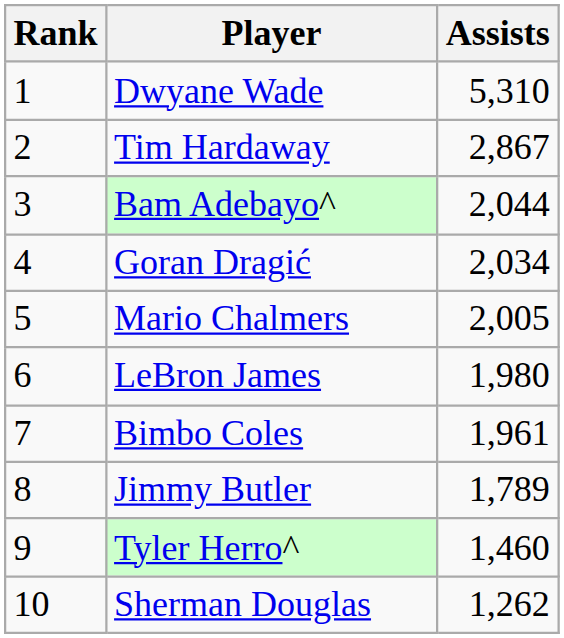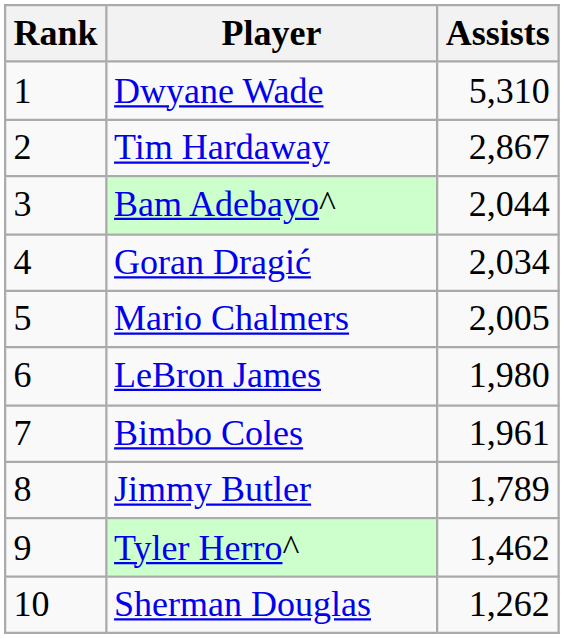(509, 546) 1,460 -> (509, 546) 1,462
